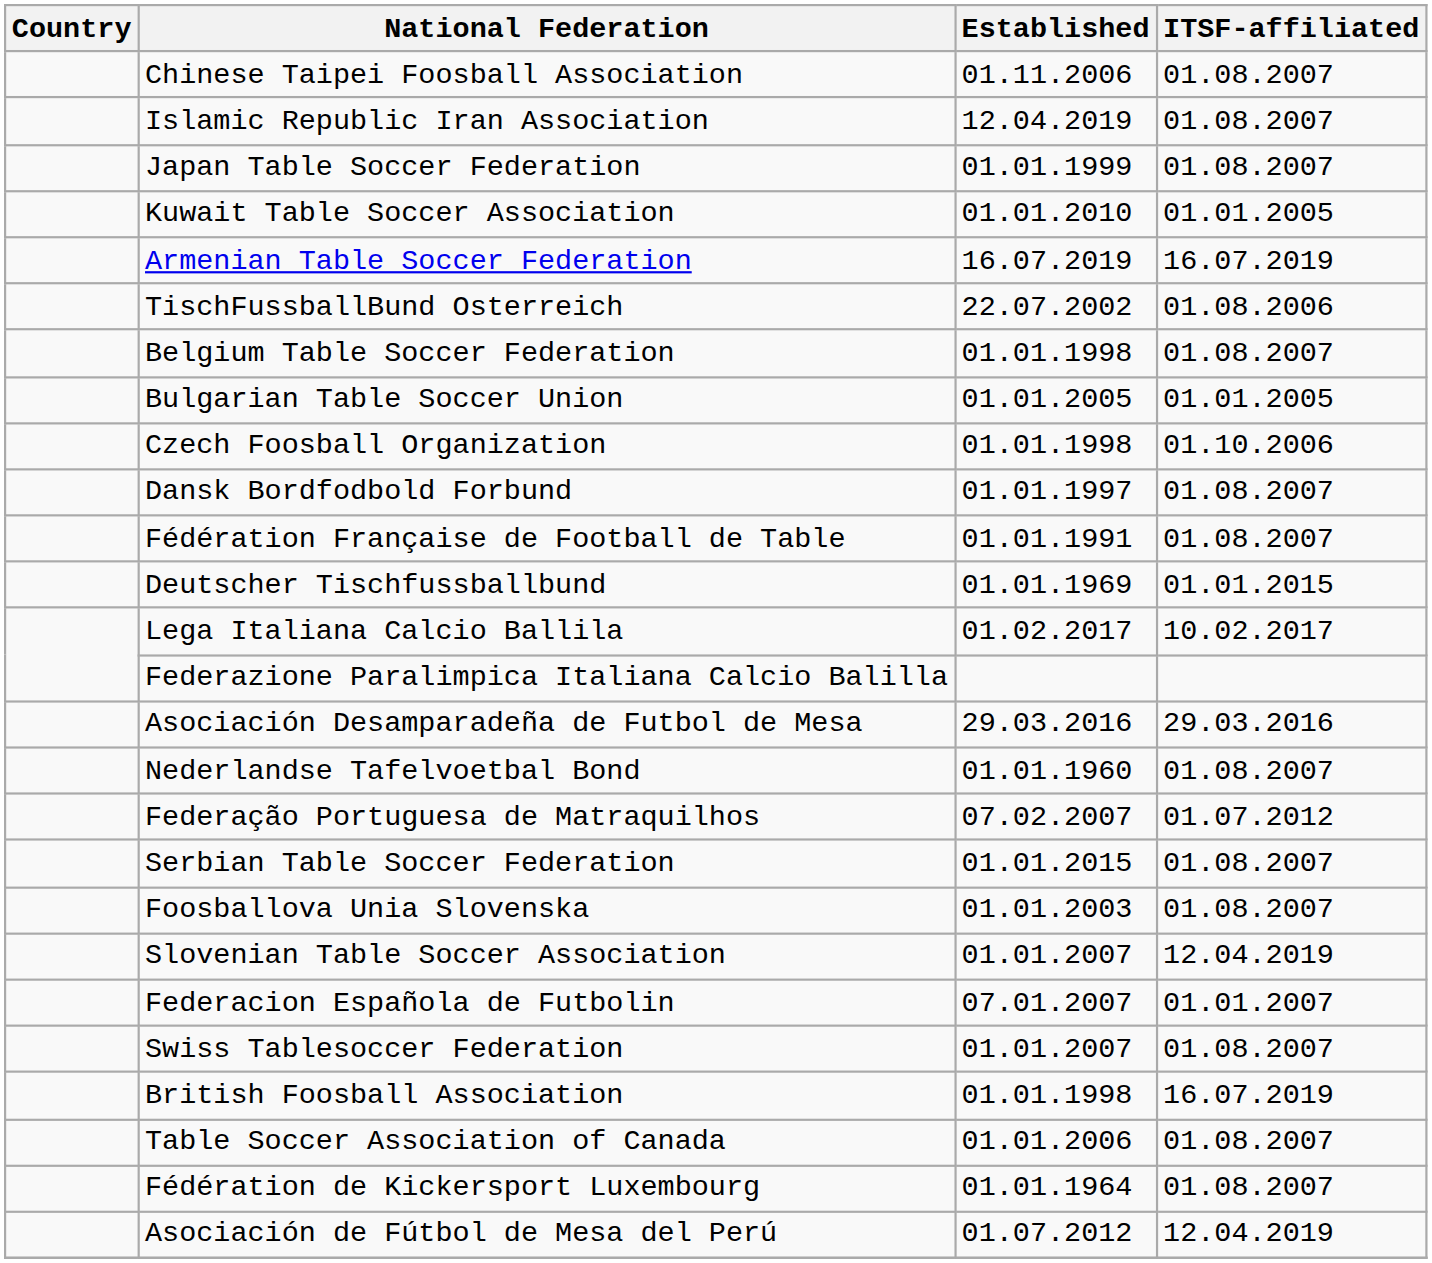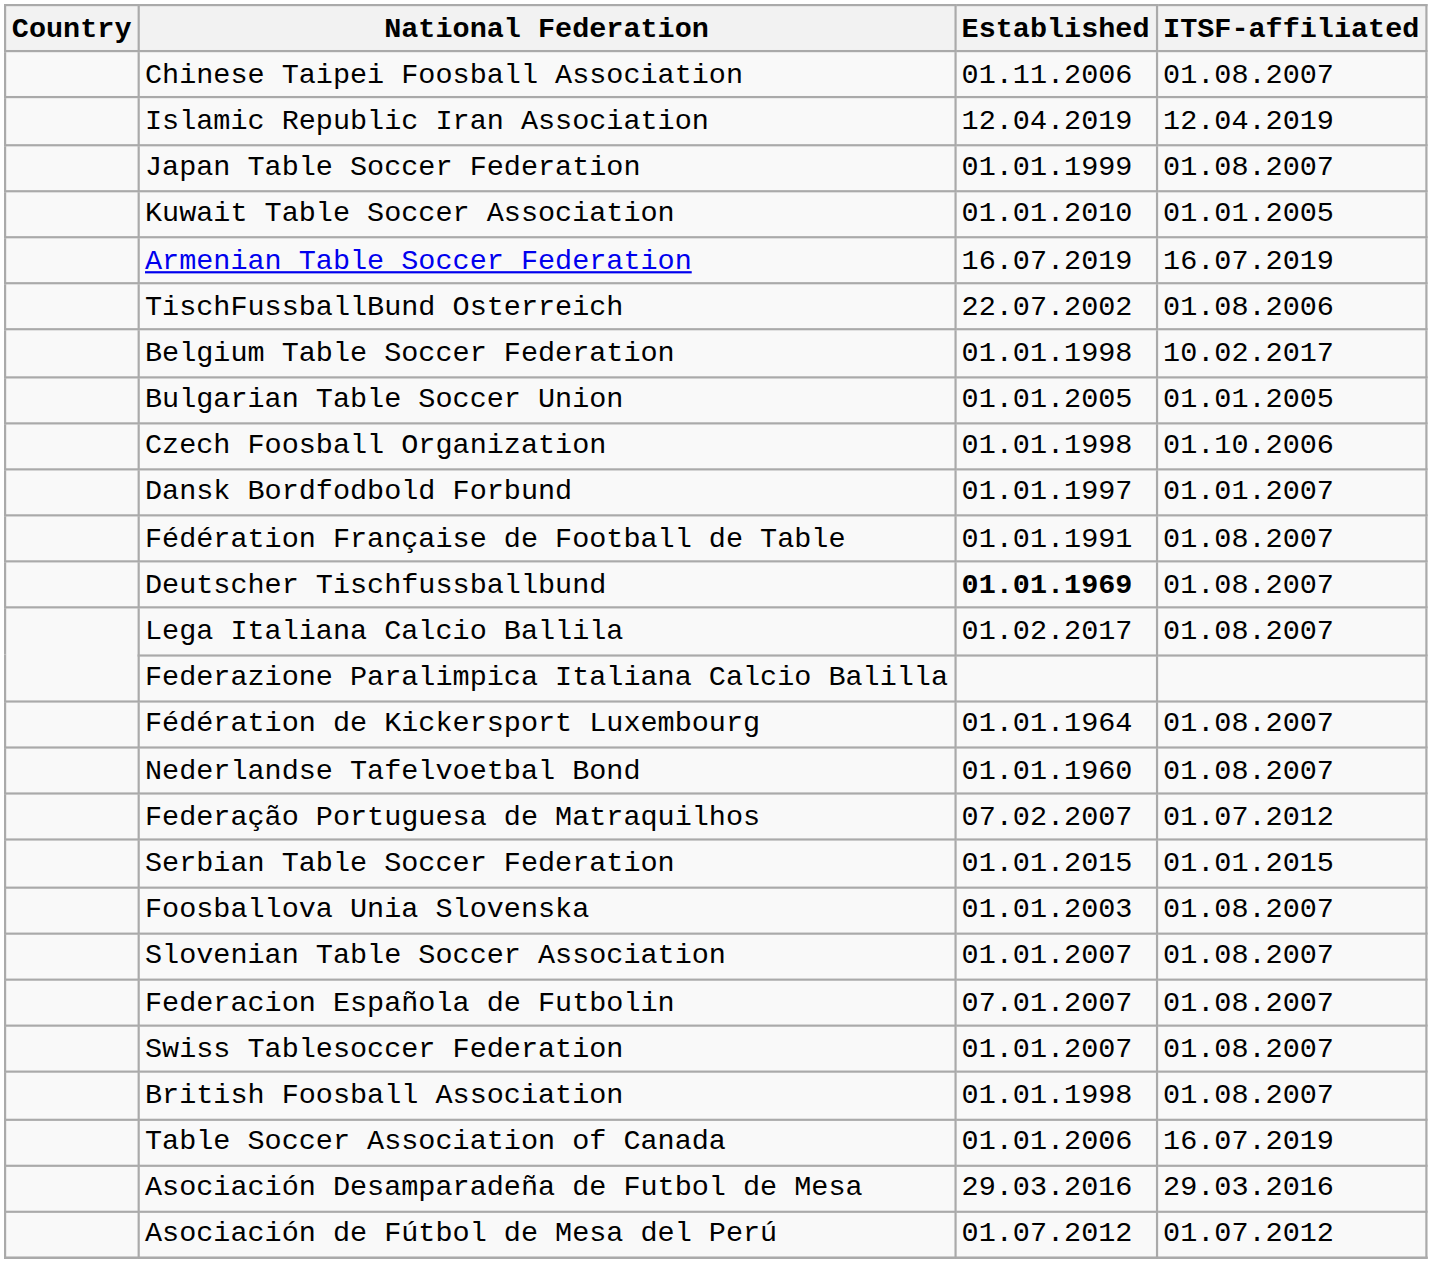(1249, 121) 01.08.2007 -> (1249, 121) 12.04.2019
(1249, 353) 01.08.2007 -> (1249, 353) 10.02.2017
(1249, 492) 01.08.2007 -> (1249, 492) 01.01.2007
(1047, 585) normal -> (1047, 585) bold
(1249, 585) 01.01.2015 -> (1249, 585) 01.08.2007
(1249, 632) 10.02.2017 -> (1249, 632) 01.08.2007
rows swapped: (453, 1188) <-> (504, 724)
(1249, 864) 01.08.2007 -> (1249, 864) 01.01.2015
(1249, 956) 12.04.2019 -> (1249, 956) 01.08.2007
(1249, 1003) 01.01.2007 -> (1249, 1003) 01.08.2007
(1249, 1096) 16.07.2019 -> (1249, 1096) 01.08.2007
(1249, 1142) 01.08.2007 -> (1249, 1142) 16.07.2019
(1249, 1235) 12.04.2019 -> (1249, 1235) 01.07.2012
